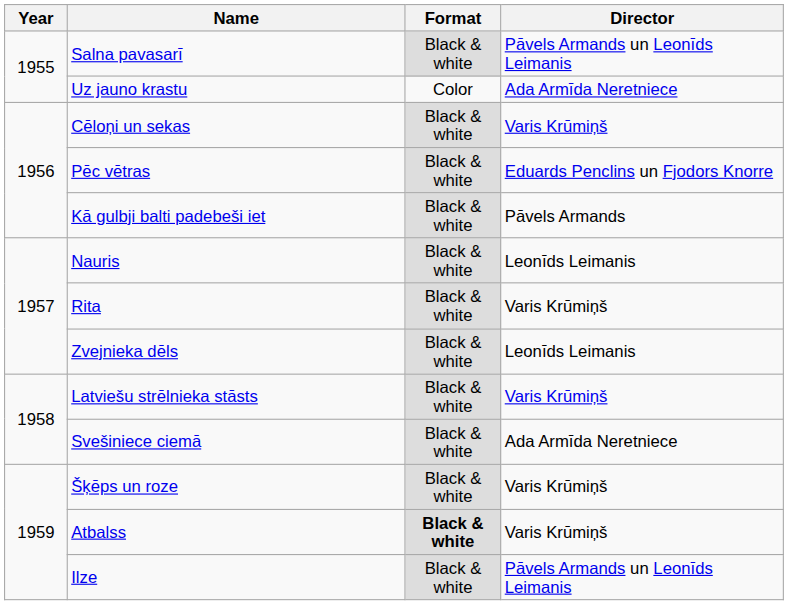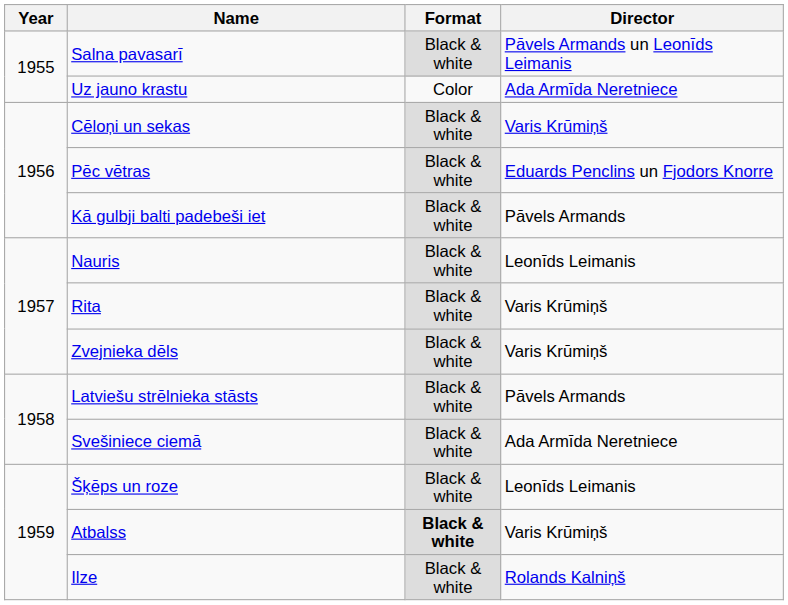(570, 351) Leonīds Leimanis -> (556, 351) Varis Krūmiņš
(556, 396) Varis Krūmiņš -> (565, 396) Pāvels Armands
(556, 487) Varis Krūmiņš -> (570, 487) Leonīds Leimanis
(609, 577) Pāvels Armands un Leonīds Leimanis -> (565, 577) Rolands Kalniņš
